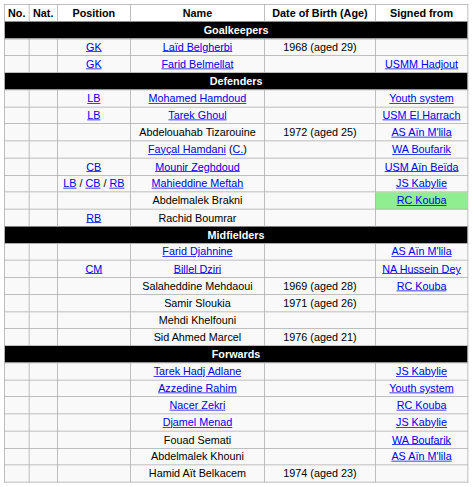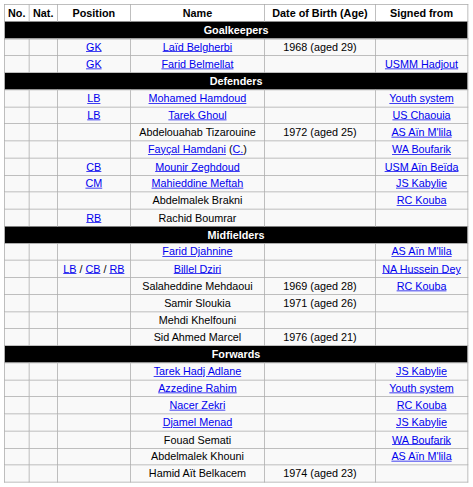(422, 116) USM El Harrach -> (422, 116) US Chaouia
(94, 184) LB / CB / RB -> (94, 184) CM
(422, 201) lightgreen background -> (422, 201) no background
(94, 269) CM -> (94, 269) LB / CB / RB
